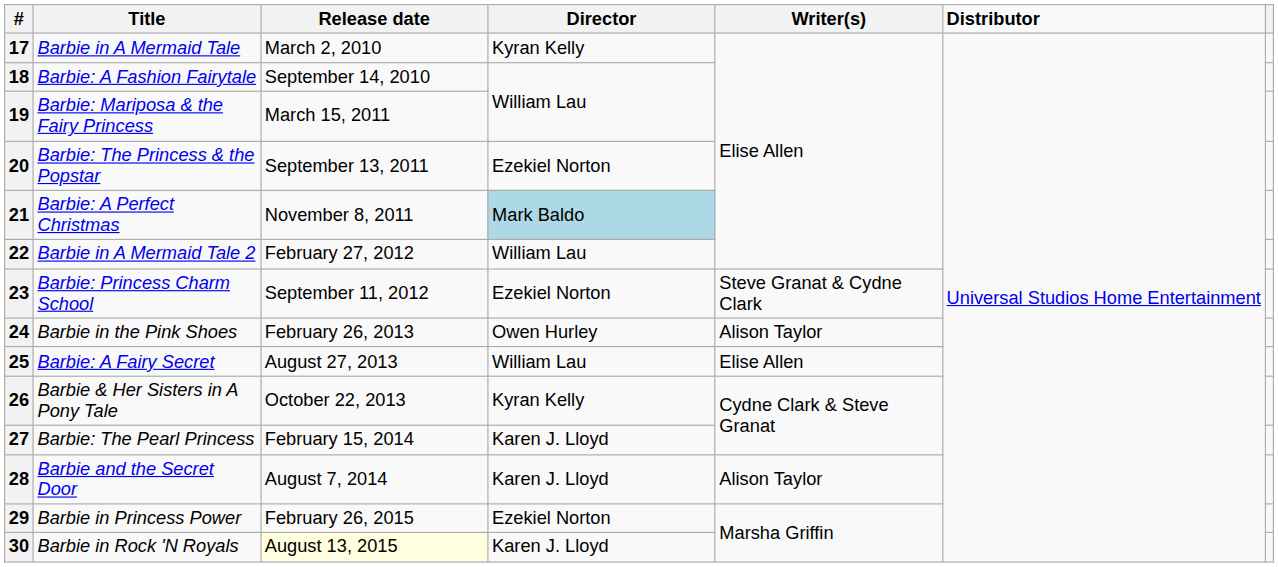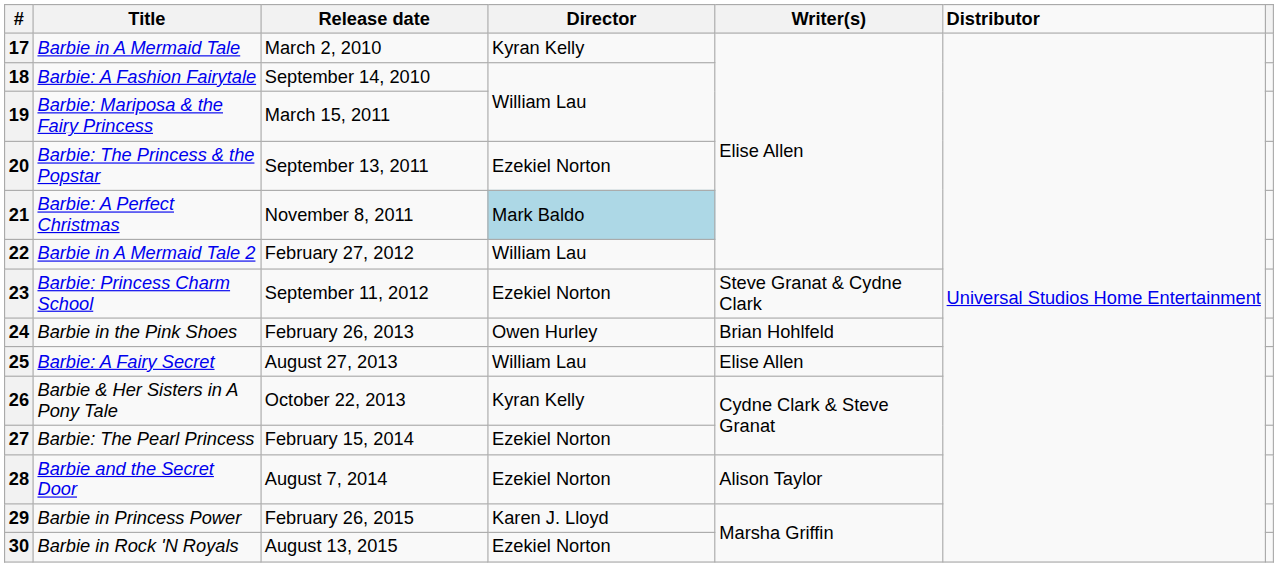(771, 332) Alison Taylor -> (777, 332) Brian Hohlfeld
(550, 439) Karen J. Lloyd -> (551, 439) Ezekiel Norton
(550, 478) Karen J. Lloyd -> (551, 478) Ezekiel Norton
(551, 518) Ezekiel Norton -> (550, 518) Karen J. Lloyd
(331, 547) lightyellow background -> (331, 547) no background
(550, 547) Karen J. Lloyd -> (551, 547) Ezekiel Norton
